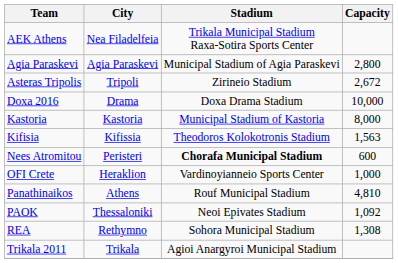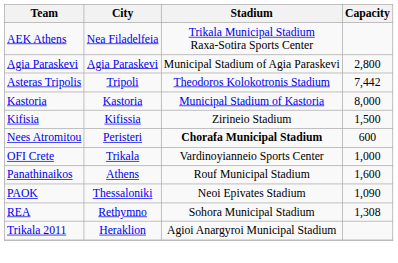(252, 82) Zirineio Stadium -> (252, 82) Theodoros Kolokotronis Stadium
(367, 82) 2,672 -> (367, 82) 7,442
- row: (33, 100)
(252, 138) Theodoros Kolokotronis Stadium -> (252, 119) Zirineio Stadium
(367, 138) 1,563 -> (367, 119) 1,500
(123, 175) Heraklion -> (123, 156) Trikala
(367, 193) 4,810 -> (367, 175) 1,600
(367, 212) 1,092 -> (367, 193) 1,090
(123, 249) Trikala -> (123, 230) Heraklion
